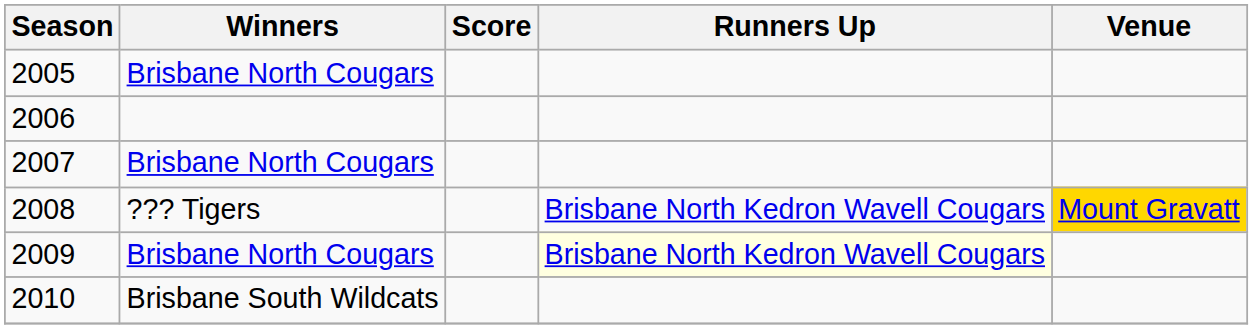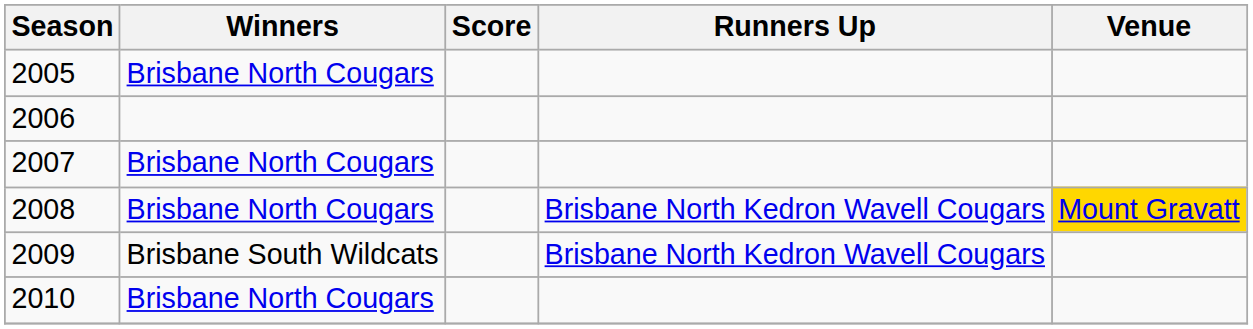(193, 208) ??? Tigers -> (280, 208) Brisbane North Cougars
(280, 254) Brisbane North Cougars -> (283, 254) Brisbane South Wildcats
(795, 254) lightyellow background -> (795, 254) no background
(283, 299) Brisbane South Wildcats -> (280, 299) Brisbane North Cougars
